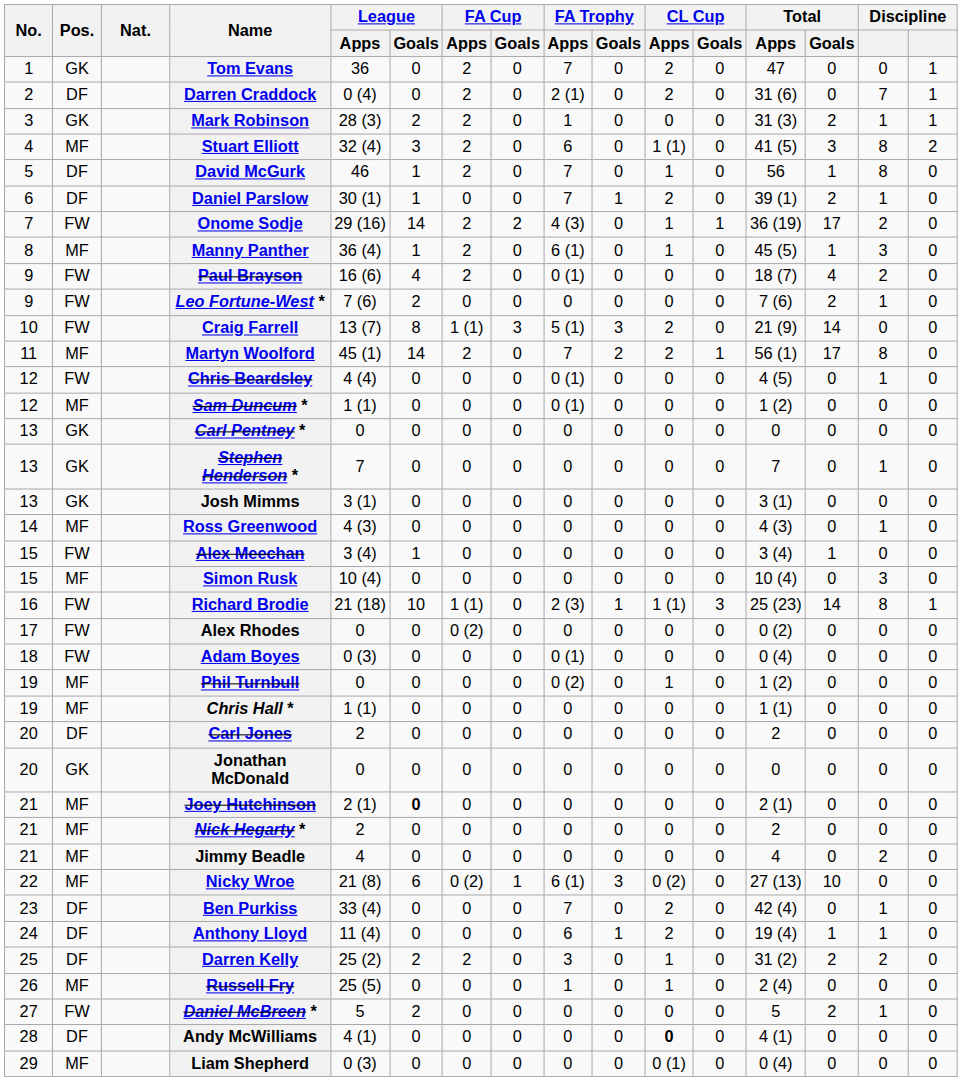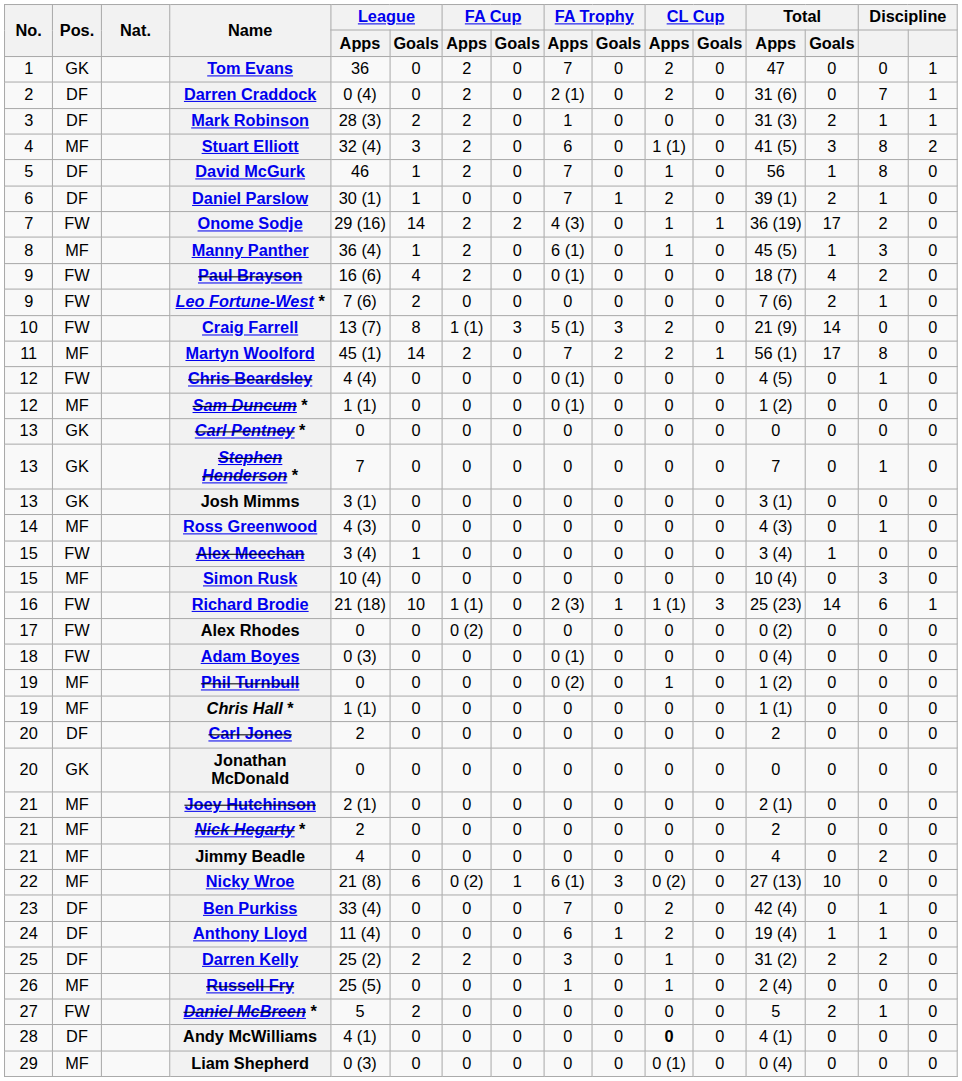(77, 120) GK -> (77, 120) DF
(883, 605) 8 -> (883, 605) 6
(416, 804) bold -> (416, 804) normal
